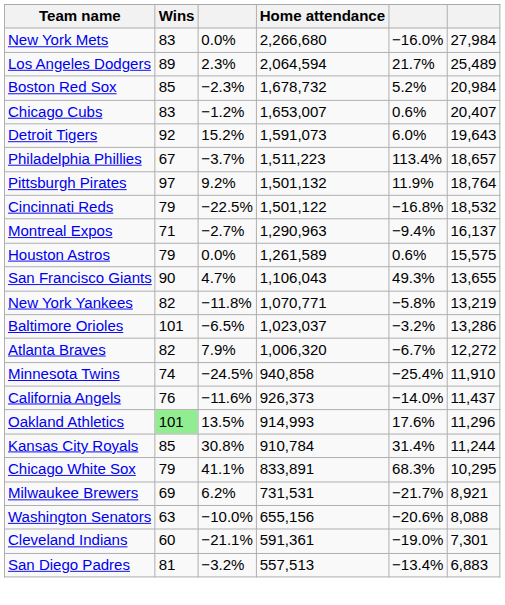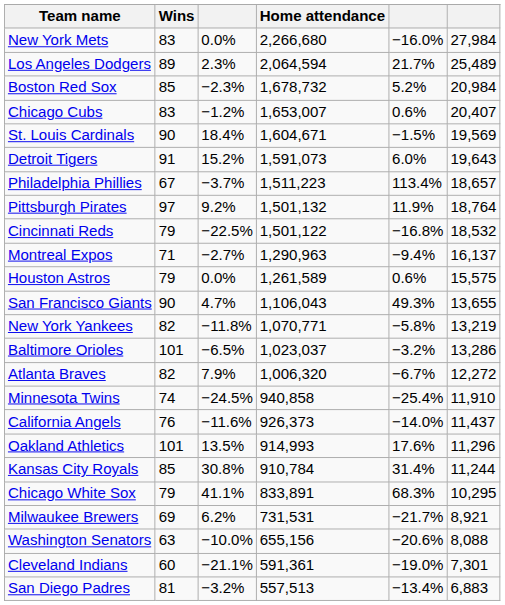+ row: (71, 135)
(167, 135) 92 -> (167, 159) 91
(171, 421) lightgreen background -> (171, 445) no background
